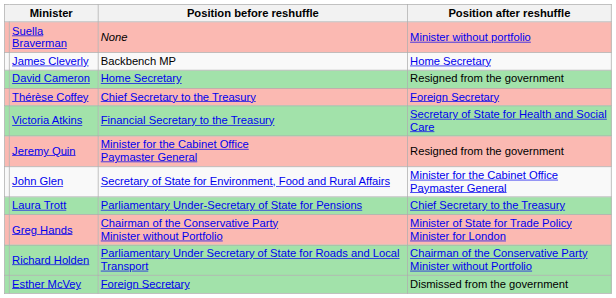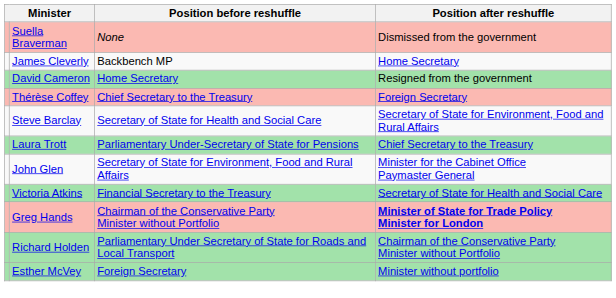(470, 37) Minister without portfolio -> (457, 37) Dismissed from the government
+ row: (47, 121)
rows swapped: (47, 121) <-> (39, 205)
- row: (44, 151)
(491, 229) normal -> (465, 217) bold
(489, 284) Dismissed from the government -> (438, 271) Minister without portfolio
